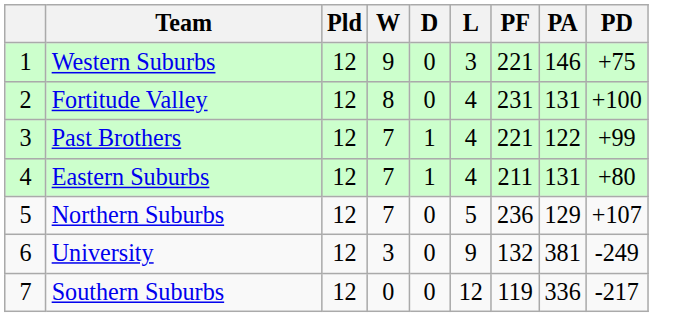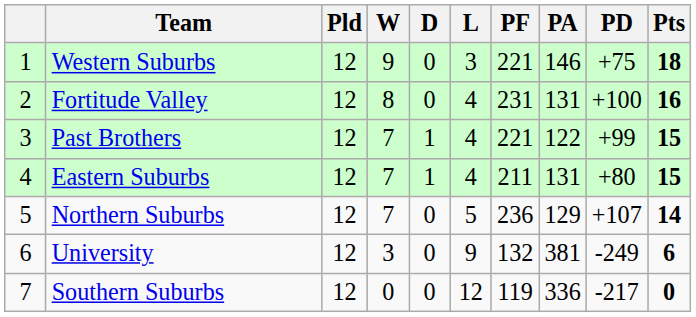+ column: (669, 23)
